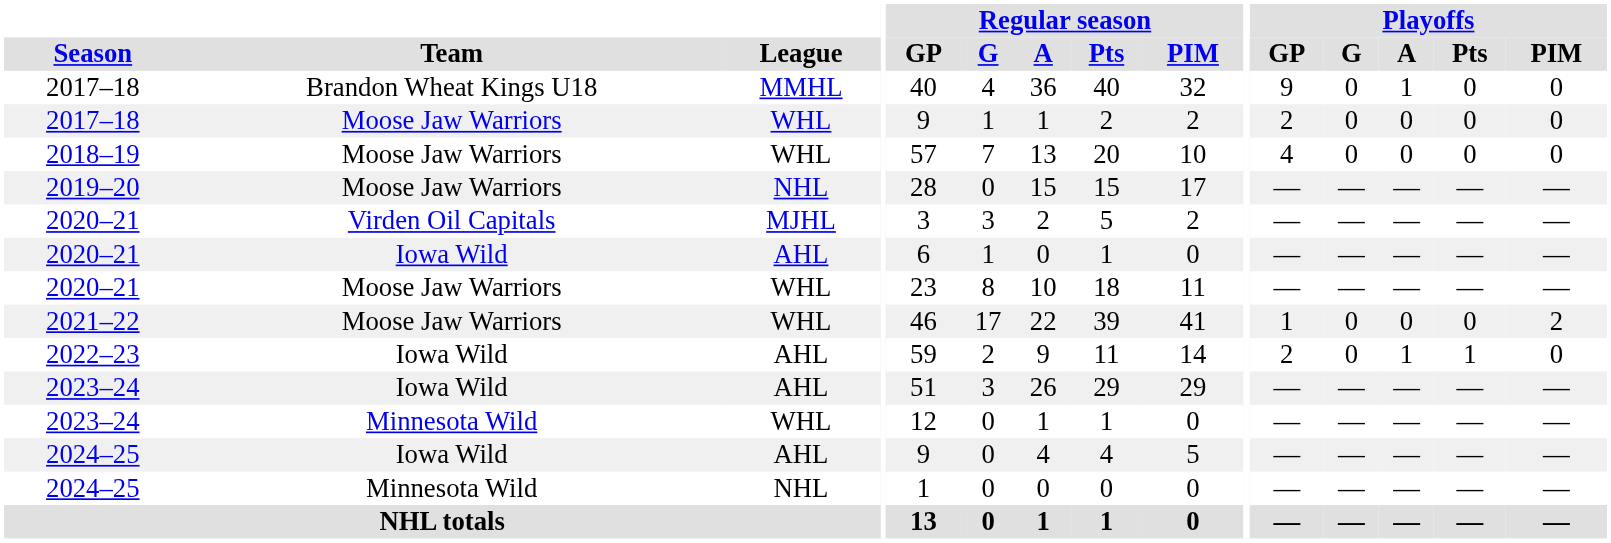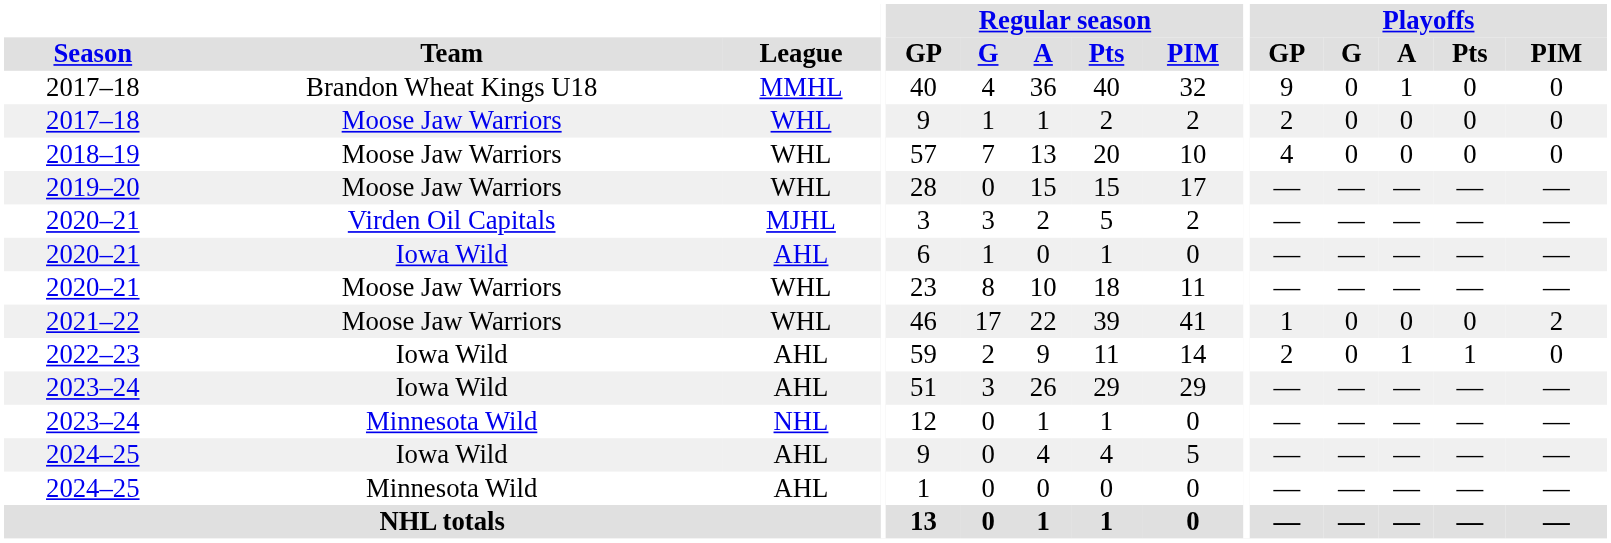(801, 187) NHL -> (801, 187) WHL
(801, 421) WHL -> (801, 421) NHL
(801, 487) NHL -> (801, 487) AHL
